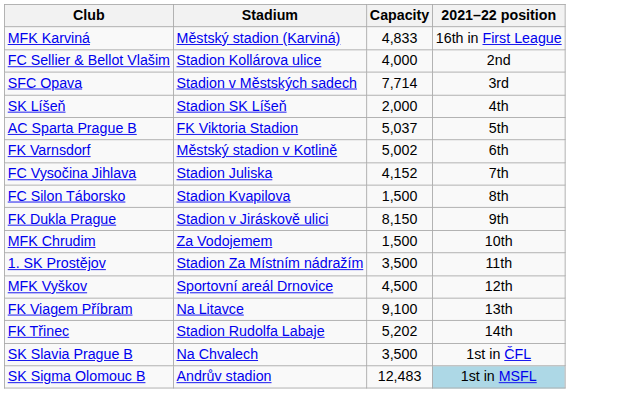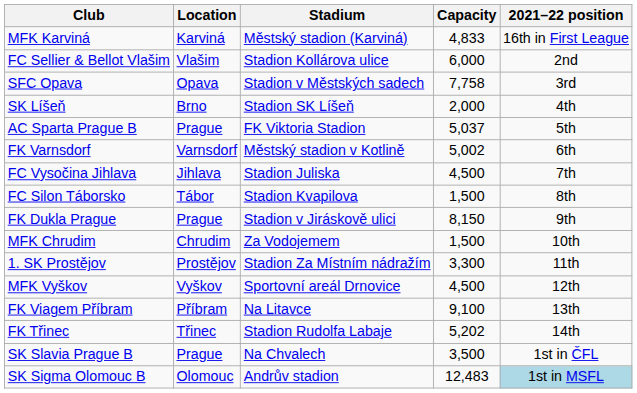+ column: (207, 15)
(400, 60) 4,000 -> (467, 60) 6,000
(400, 83) 7,714 -> (467, 83) 7,758
(400, 173) 4,152 -> (467, 173) 4,500
(400, 264) 3,500 -> (467, 264) 3,300
